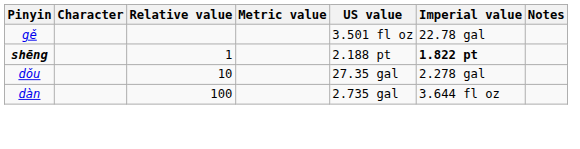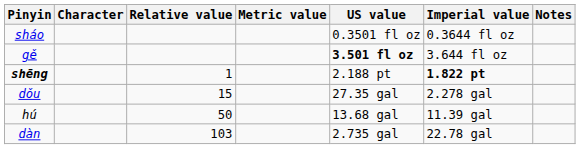+ row: (29, 34)
(373, 34) normal -> (373, 54) bold
(452, 34) 22.78 gal -> (467, 54) 3.644 fl oz
(225, 74) 10 -> (225, 94) 15
+ row: (29, 114)
(221, 94) 100 -> (221, 134) 103
(460, 94) 3.644 fl oz -> (460, 134) 22.78 gal
